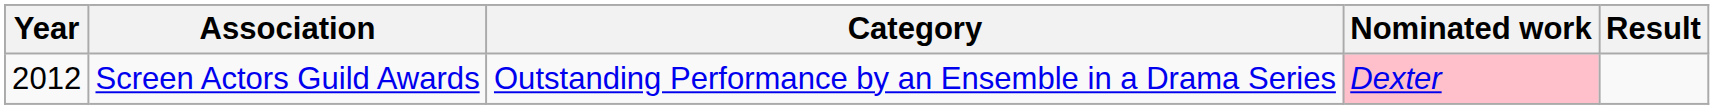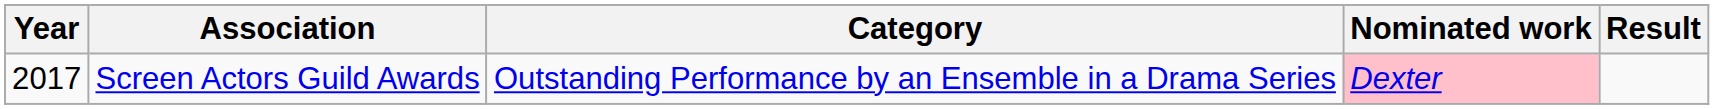(47, 78) 2012 -> (47, 78) 2017
